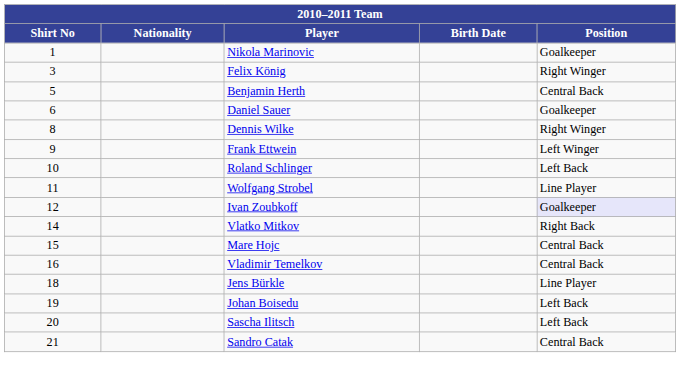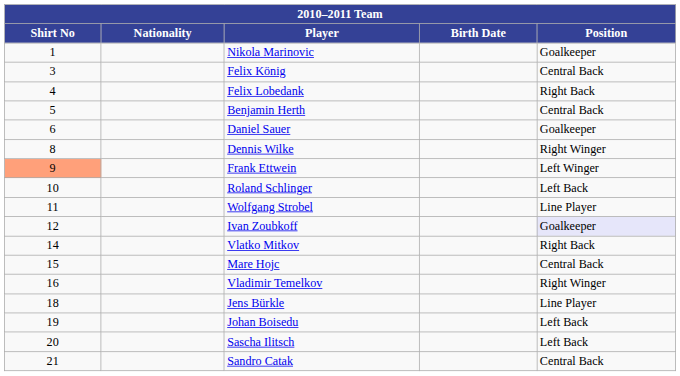(573, 71) Right Winger -> (572, 71) Central Back
+ row: (265, 91)
(53, 149) no background -> (53, 168) lightsalmon background
(572, 264) Central Back -> (573, 284) Right Winger
